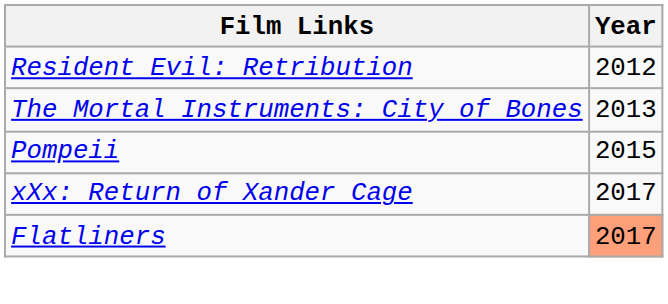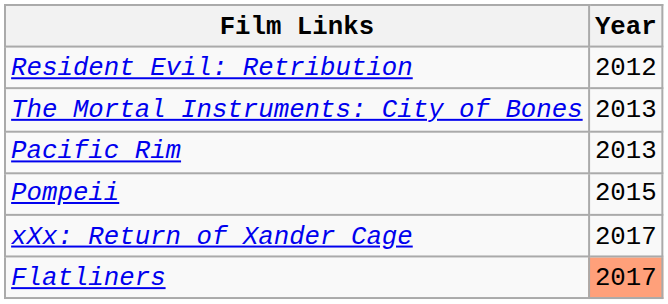+ row: (96, 152)
